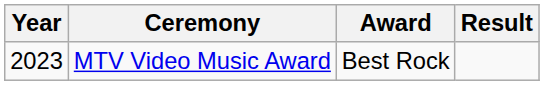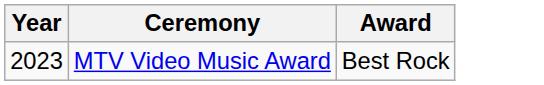- column: (497, 23)
